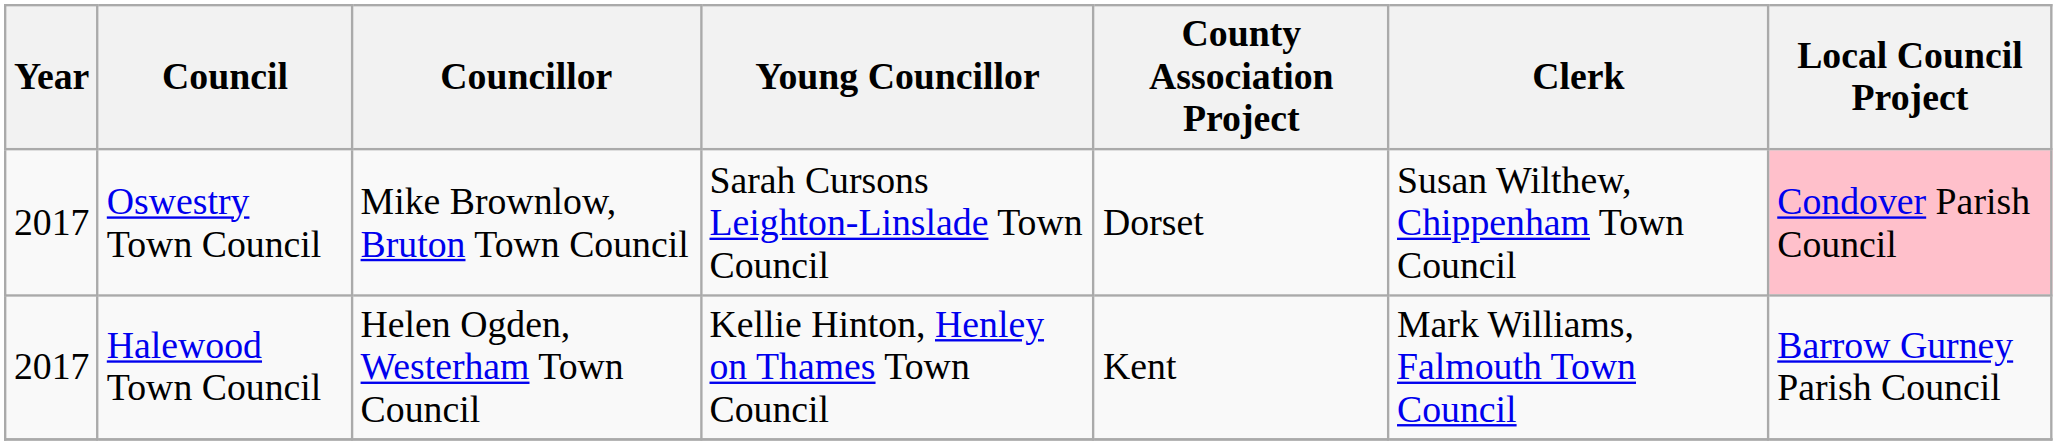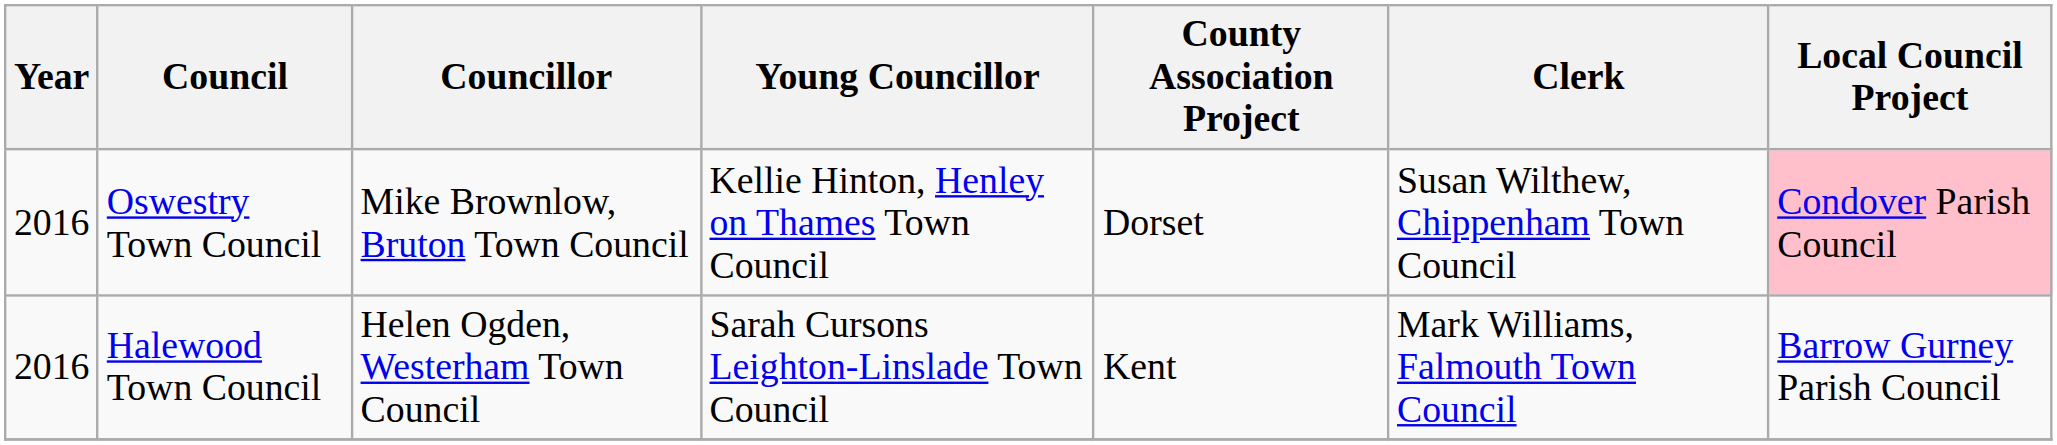(52, 221) 2017 -> (52, 221) 2016
(896, 221) Sarah Cursons Leighton-Linslade Town Council -> (877, 221) Kellie Hinton, Henley on Thames Town Council
(52, 366) 2017 -> (52, 366) 2016
(877, 366) Kellie Hinton, Henley on Thames Town Council -> (896, 366) Sarah Cursons Leighton-Linslade Town Council
